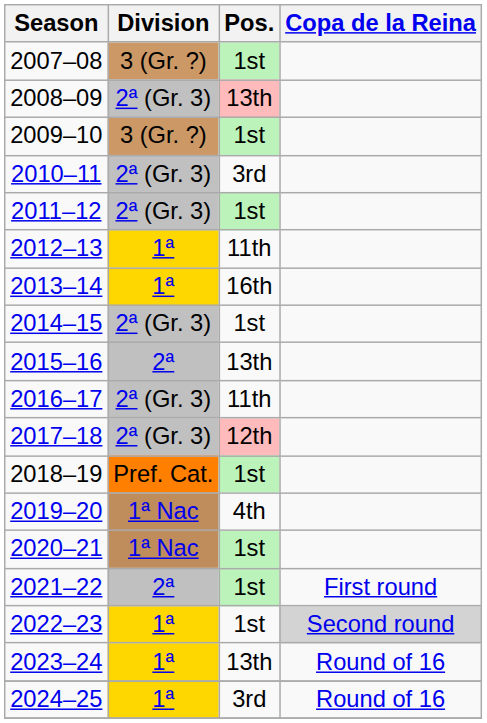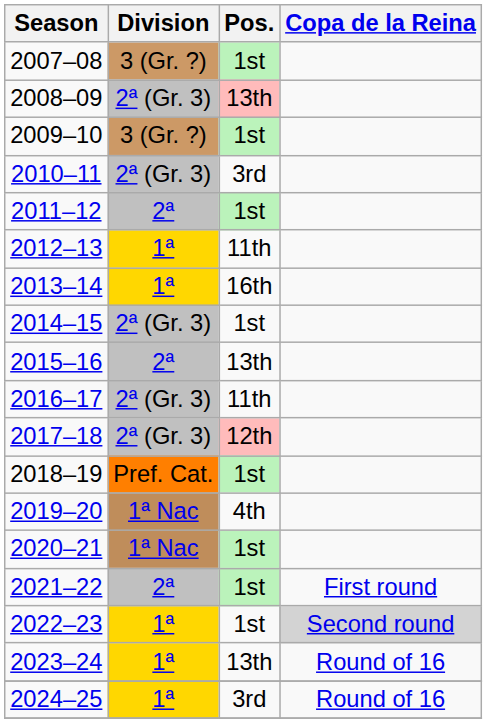(163, 211) 2ª (Gr. 3) -> (163, 211) 2ª
